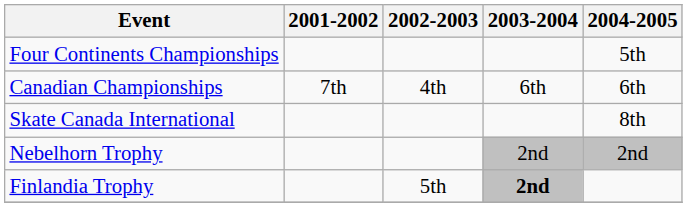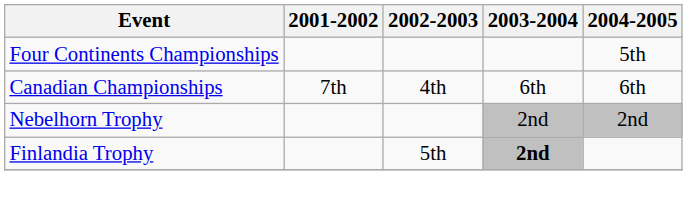- row: (122, 119)
